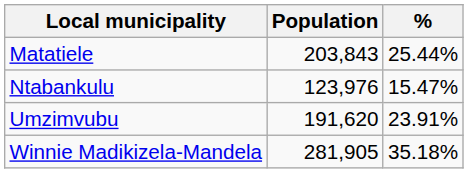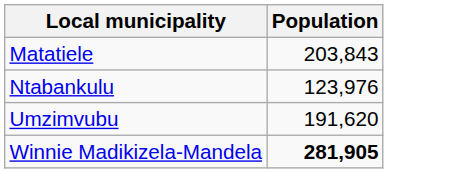- column: (423, 21)
(341, 152) normal -> (341, 152) bold
